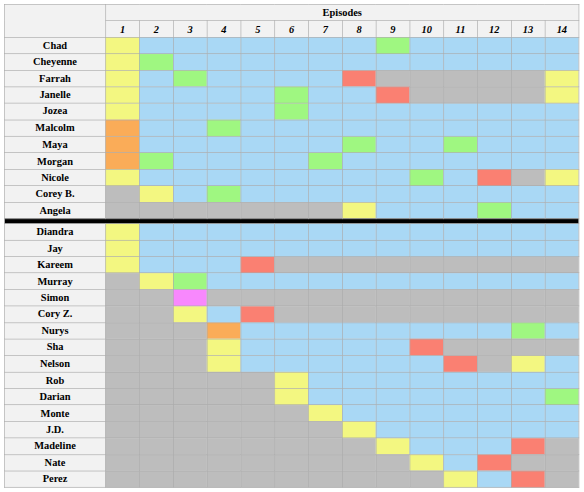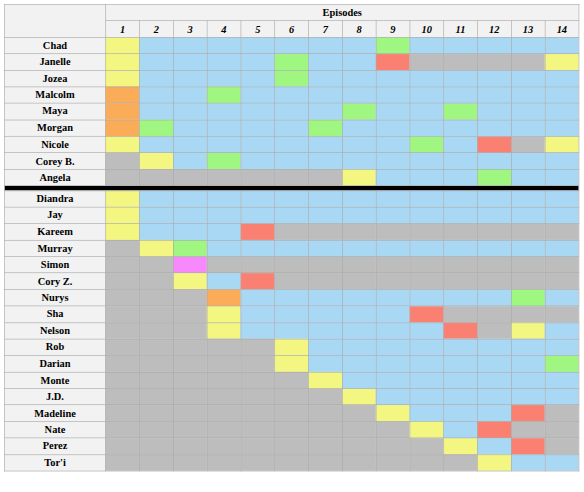- row: (55, 62)
- row: (55, 78)
+ row: (55, 462)
